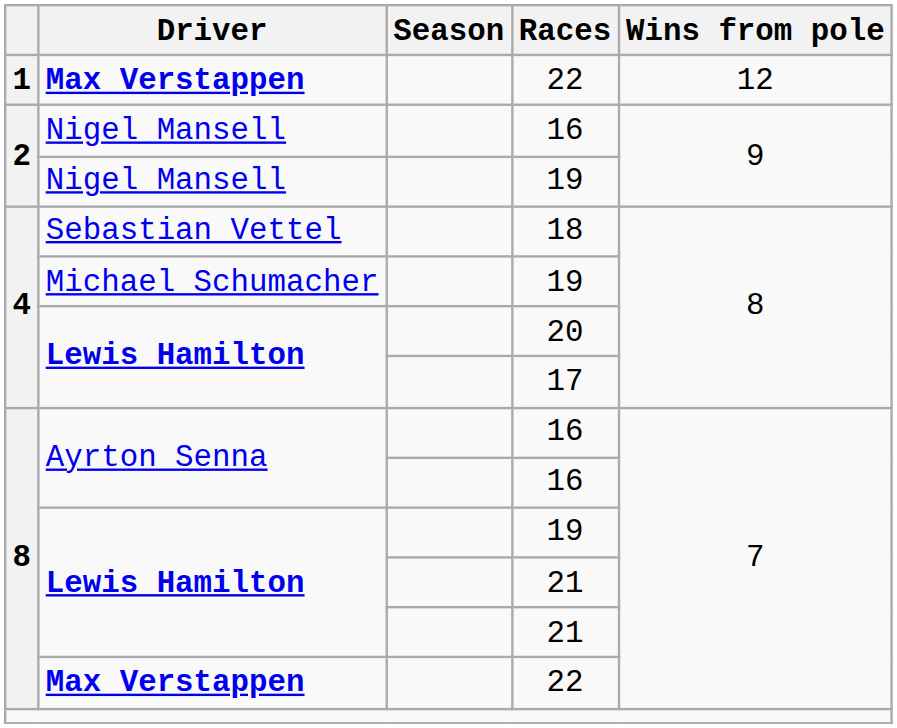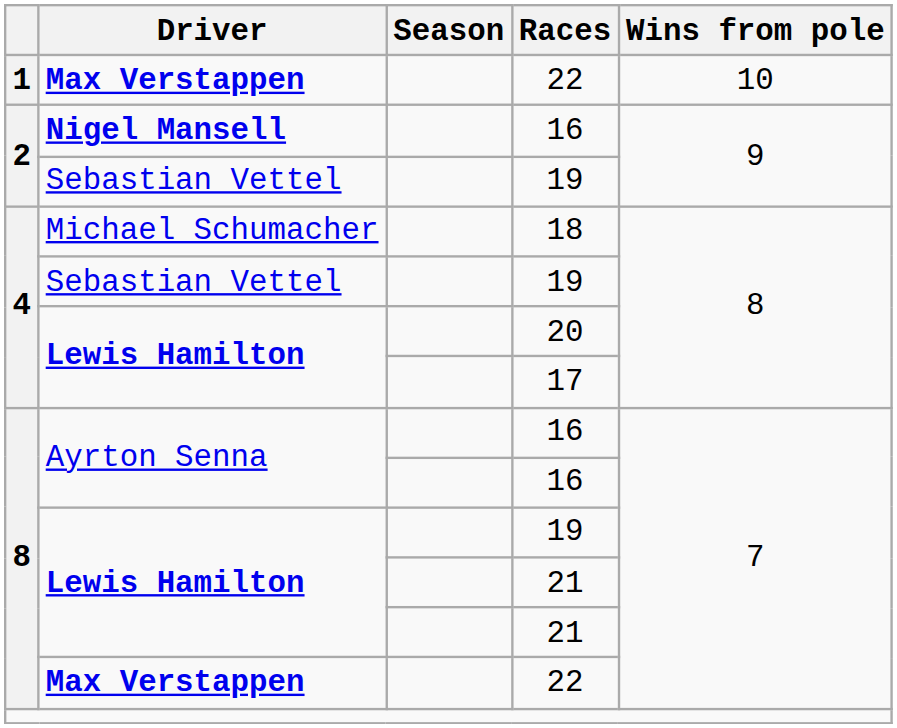(755, 81) 12 -> (755, 81) 10
(166, 131) normal -> (166, 131) bold
(166, 181) Nigel Mansell -> (194, 181) Sebastian Vettel
(194, 231) Sebastian Vettel -> (212, 231) Michael Schumacher
(212, 281) Michael Schumacher -> (194, 281) Sebastian Vettel
